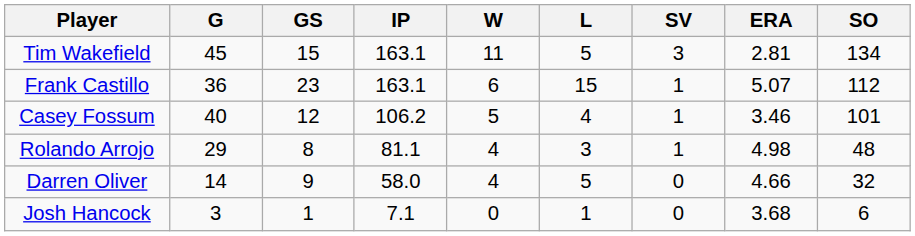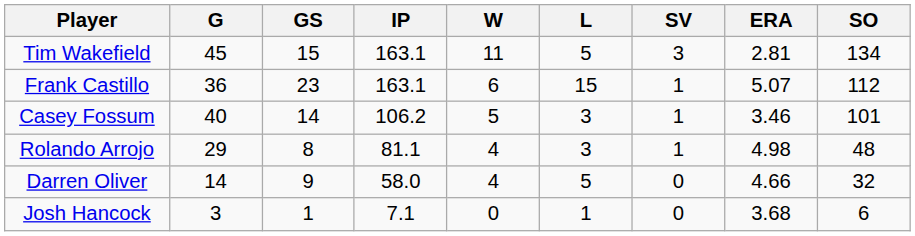(308, 117) 12 -> (308, 117) 14
(586, 117) 4 -> (586, 117) 3
